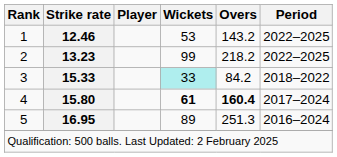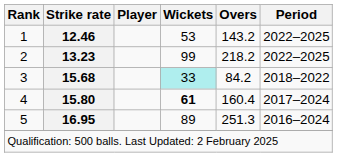(79, 78) 15.33 -> (79, 78) 15.68
(238, 99) bold -> (238, 99) normal
